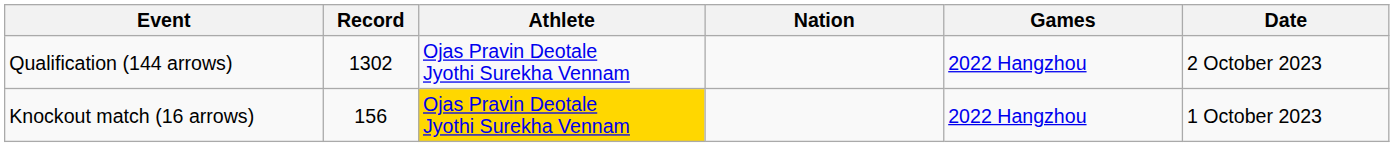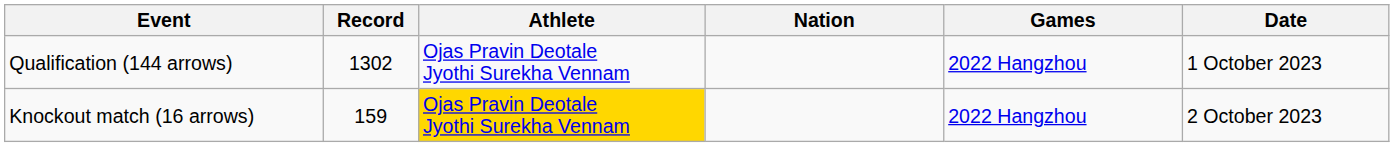(1254, 62) 2 October 2023 -> (1254, 62) 1 October 2023
(371, 115) 156 -> (371, 115) 159
(1254, 115) 1 October 2023 -> (1254, 115) 2 October 2023
